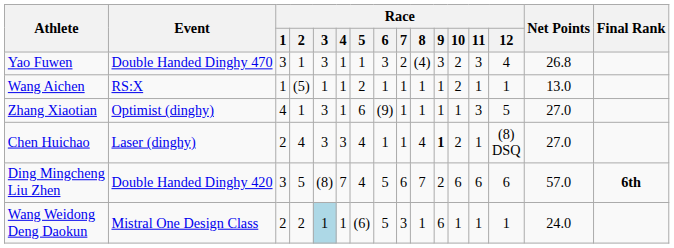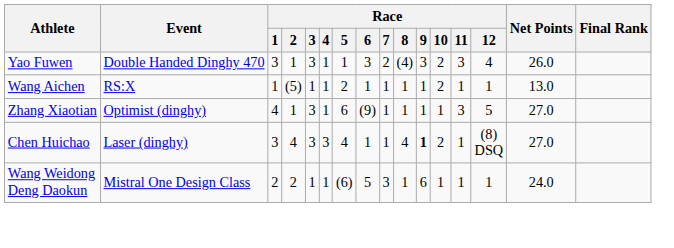(559, 63) 26.8 -> (541, 63) 26.0
(283, 142) 2 -> (275, 142) 3
- row: (56, 182)
(325, 223) lightblue background -> (312, 182) no background
